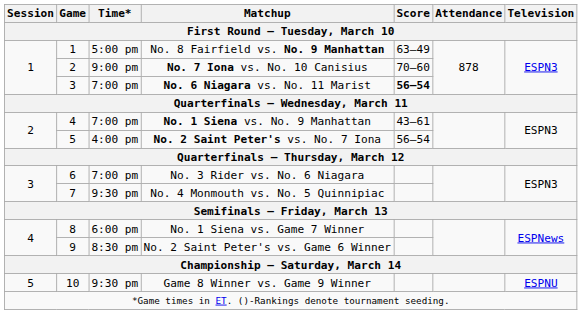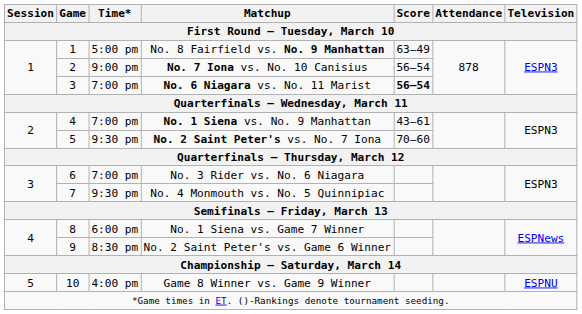(413, 68) 70–60 -> (413, 68) 56–54
(115, 139) 4:00 pm -> (115, 139) 9:30 pm
(413, 139) 56–54 -> (413, 139) 70–60
(115, 283) 9:30 pm -> (115, 283) 4:00 pm
